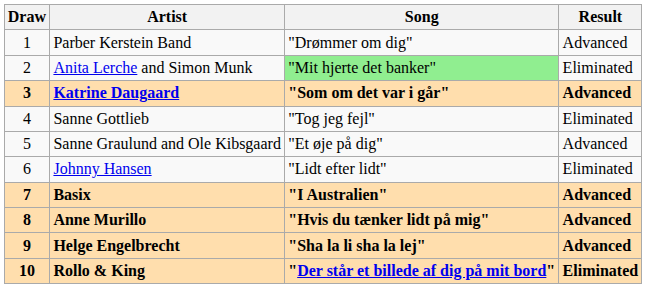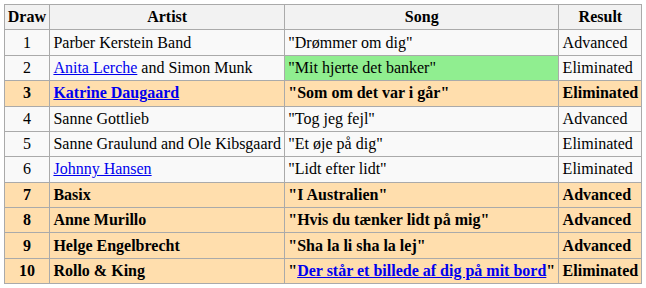(597, 93) Advanced -> (600, 93) Eliminated
(598, 118) Eliminated -> (595, 118) Advanced
(595, 144) Advanced -> (598, 144) Eliminated
